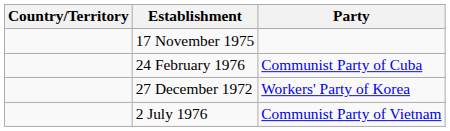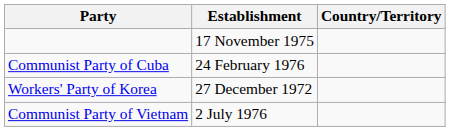columns swapped: (68, 16) <-> (351, 16)
